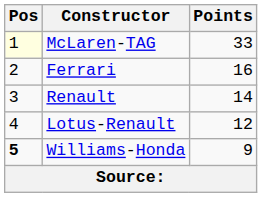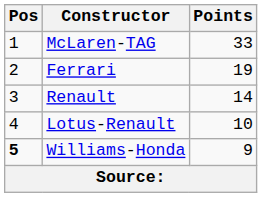(14, 45) lightyellow background -> (14, 45) no background
(243, 72) 16 -> (243, 72) 19
(243, 125) 12 -> (243, 125) 10
